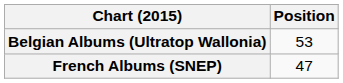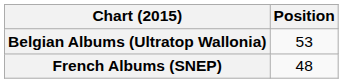(304, 66) 47 -> (304, 66) 48
